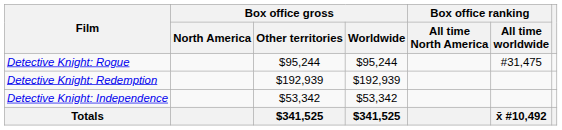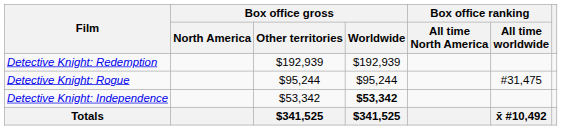rows swapped: (68, 62) <-> (82, 80)
(377, 98) normal -> (377, 98) bold
